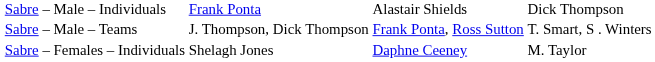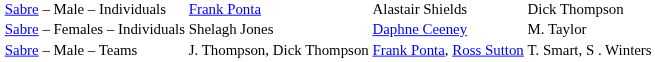rows swapped: (71, 29) <-> (95, 50)
